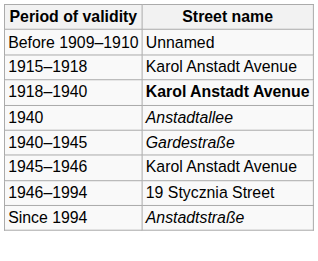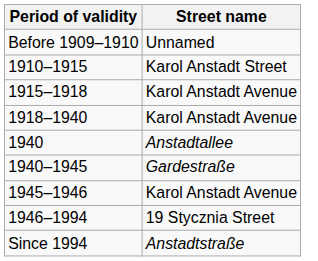+ row: (48, 67)
(228, 92) bold -> (221, 117) normal
